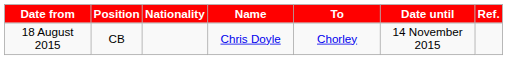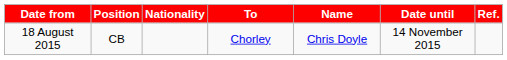columns swapped: (251, 14) <-> (337, 14)
